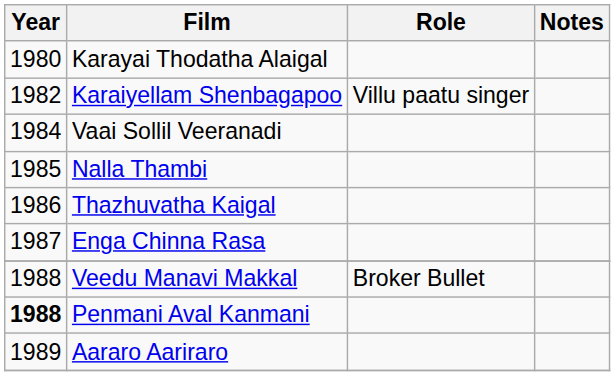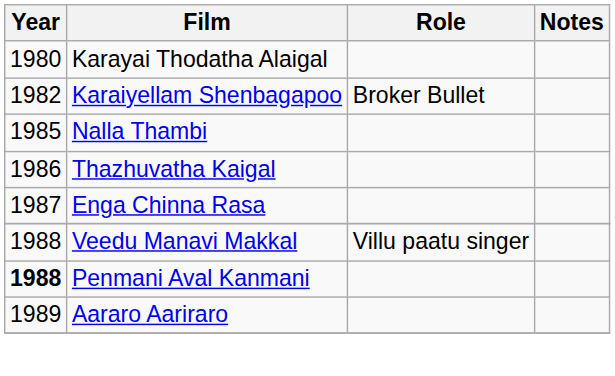(441, 95) Villu paatu singer -> (419, 95) Broker Bullet
- row: (177, 132)
(419, 278) Broker Bullet -> (441, 242) Villu paatu singer
